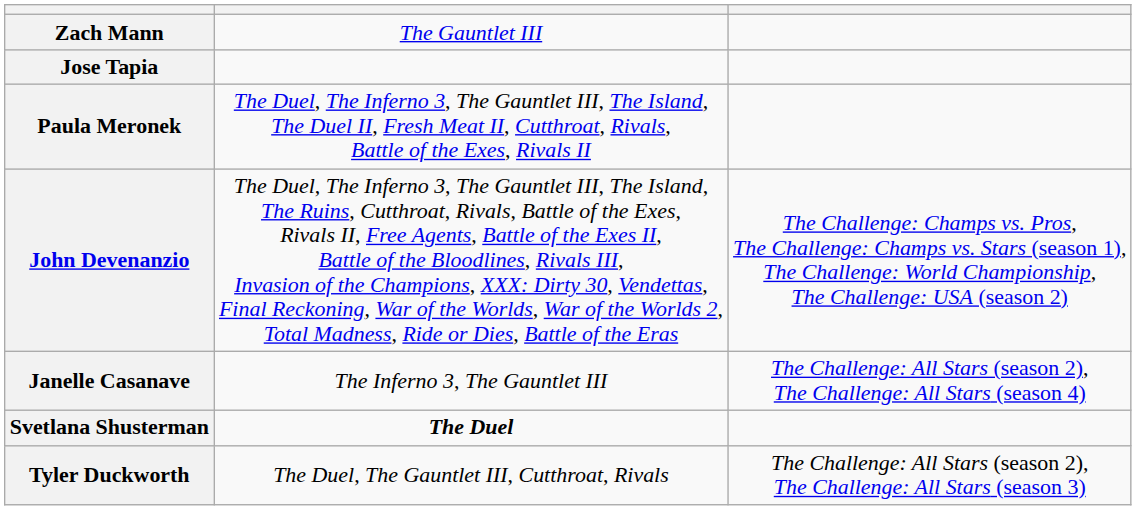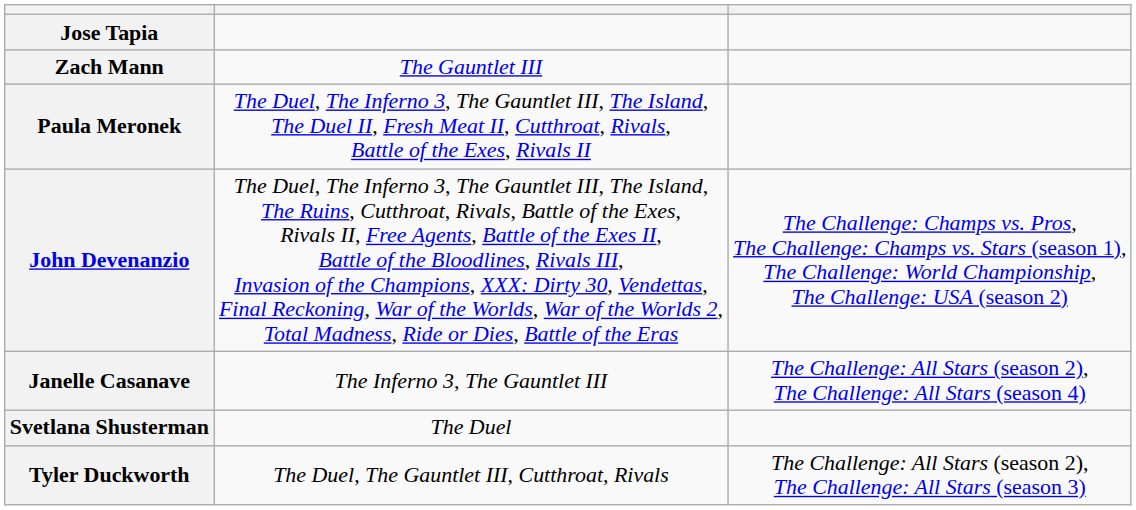rows swapped: (109, 31) <-> (109, 66)
(471, 427) bold -> (471, 427) normal
